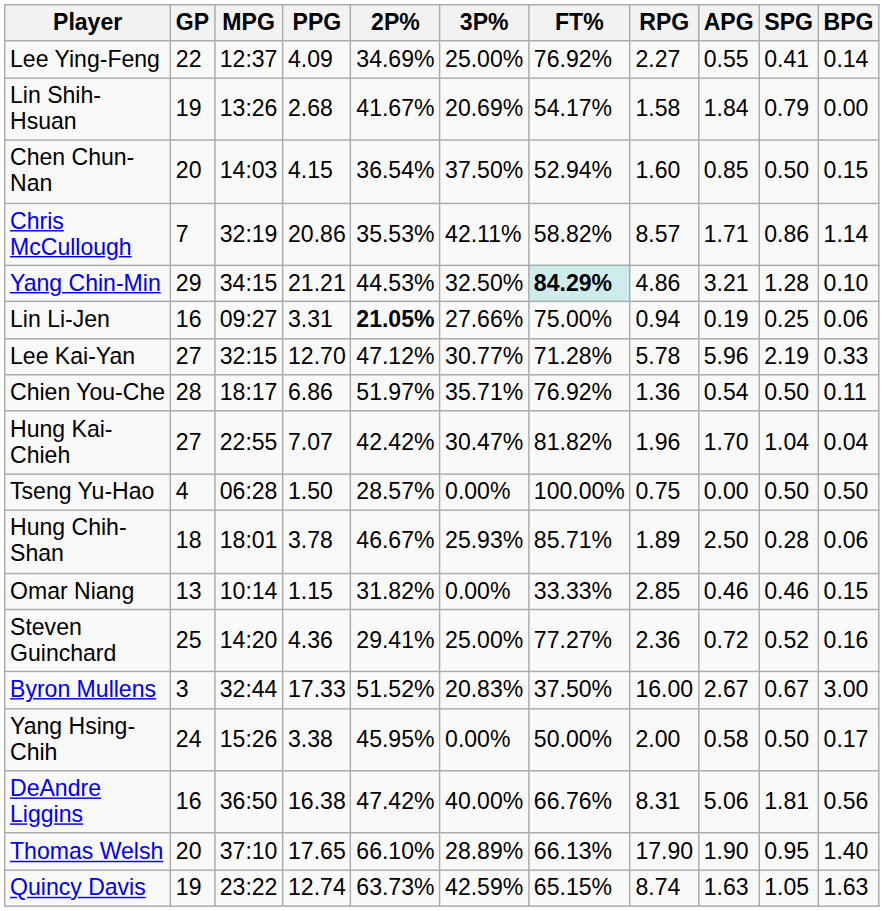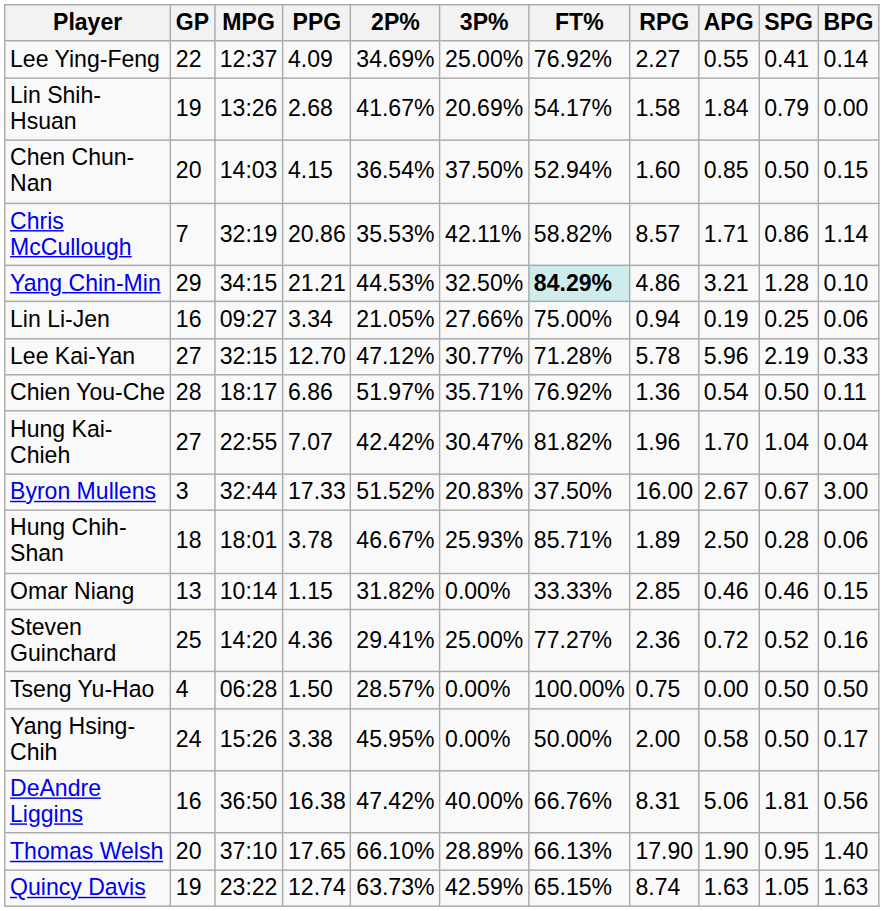(310, 319) 3.31 -> (310, 319) 3.34
(395, 319) bold -> (395, 319) normal
rows swapped: (82, 491) <-> (83, 689)
